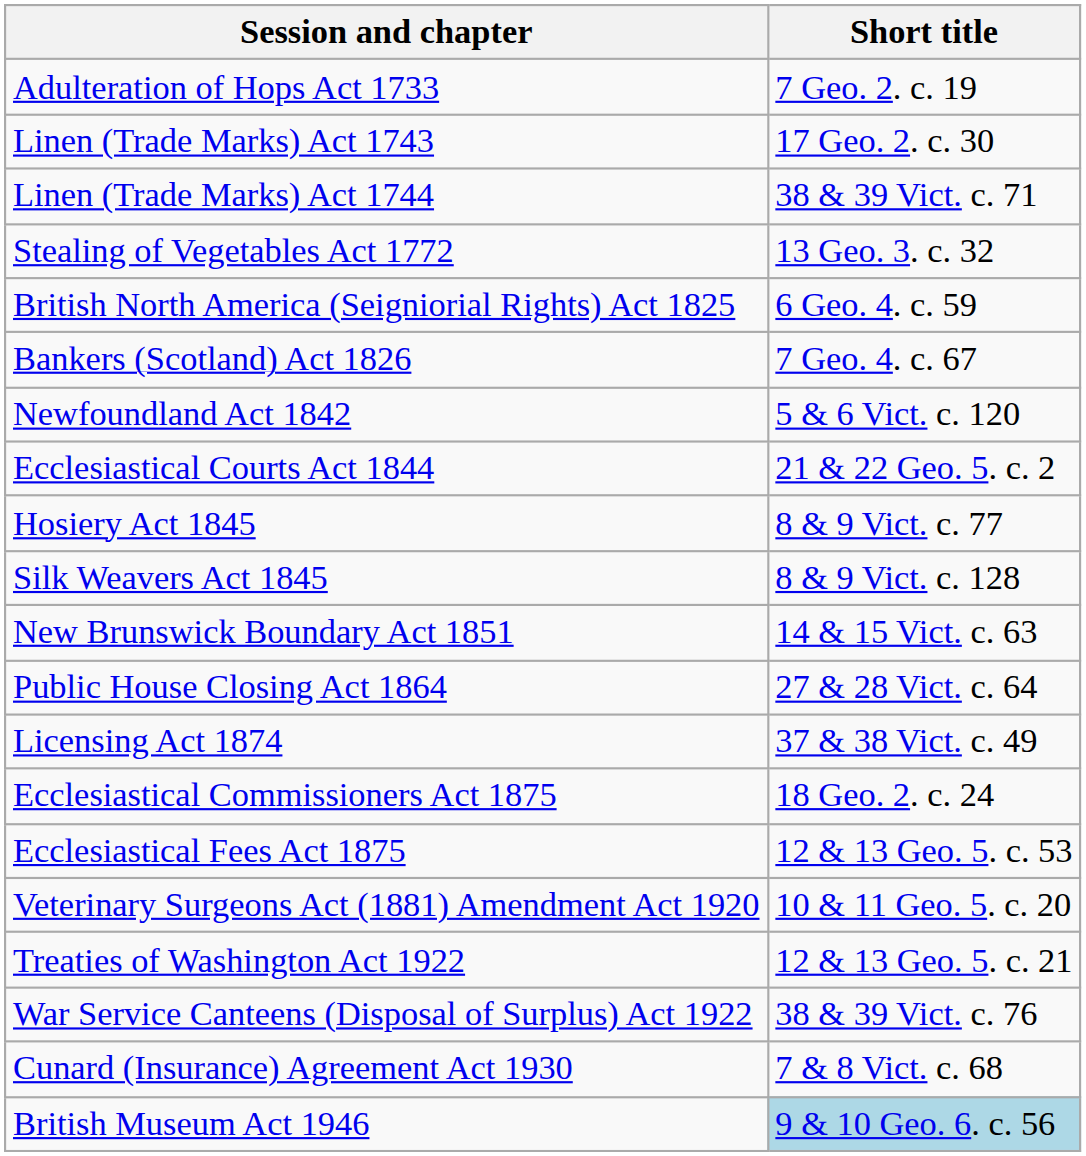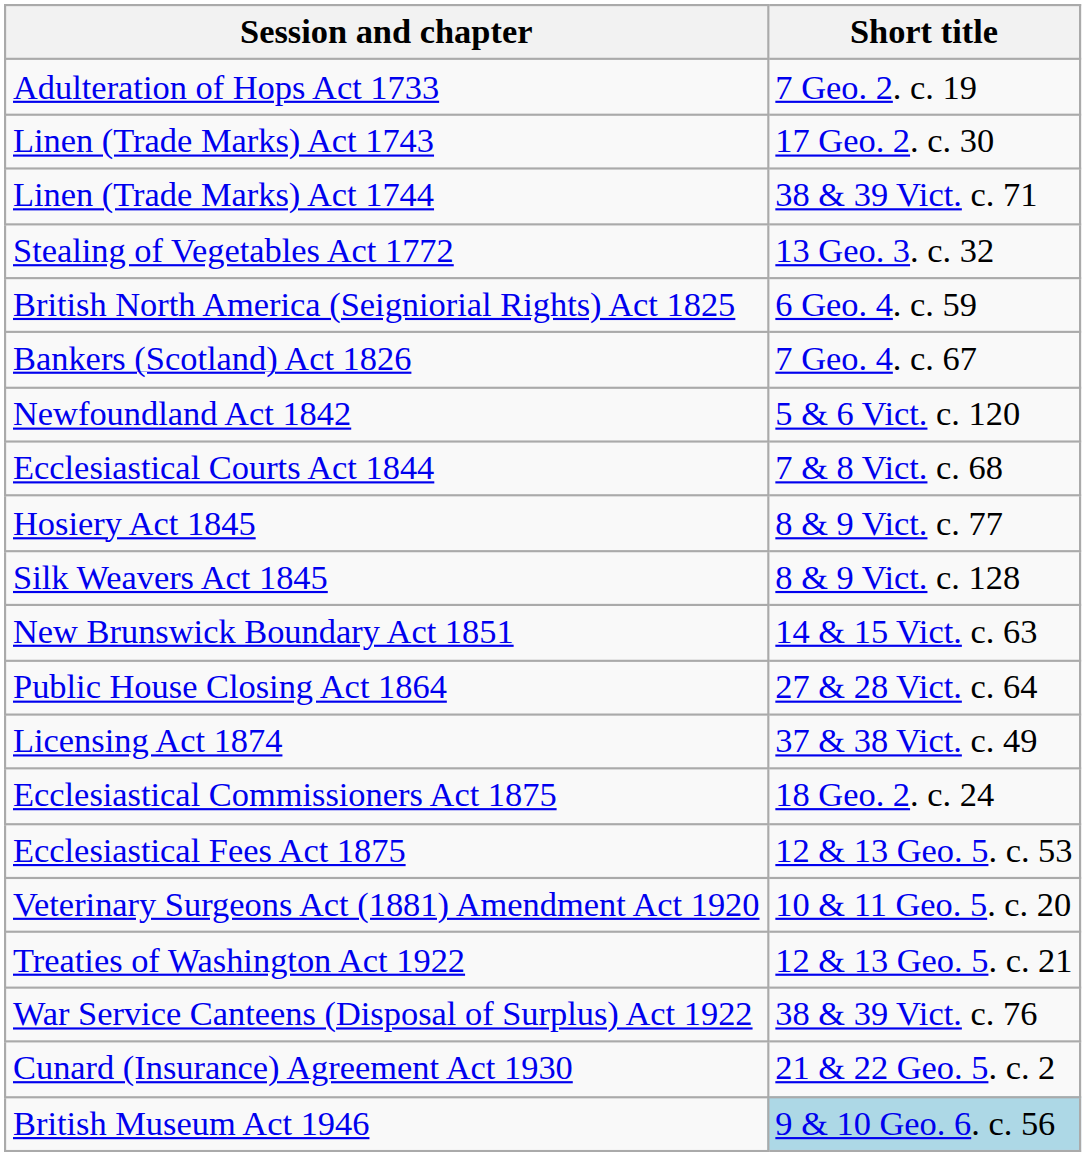(915, 468) 21 & 22 Geo. 5. c. 2 -> (889, 468) 7 & 8 Vict. c. 68
(889, 1068) 7 & 8 Vict. c. 68 -> (915, 1068) 21 & 22 Geo. 5. c. 2
